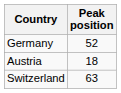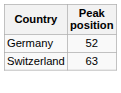- row: (24, 61)
